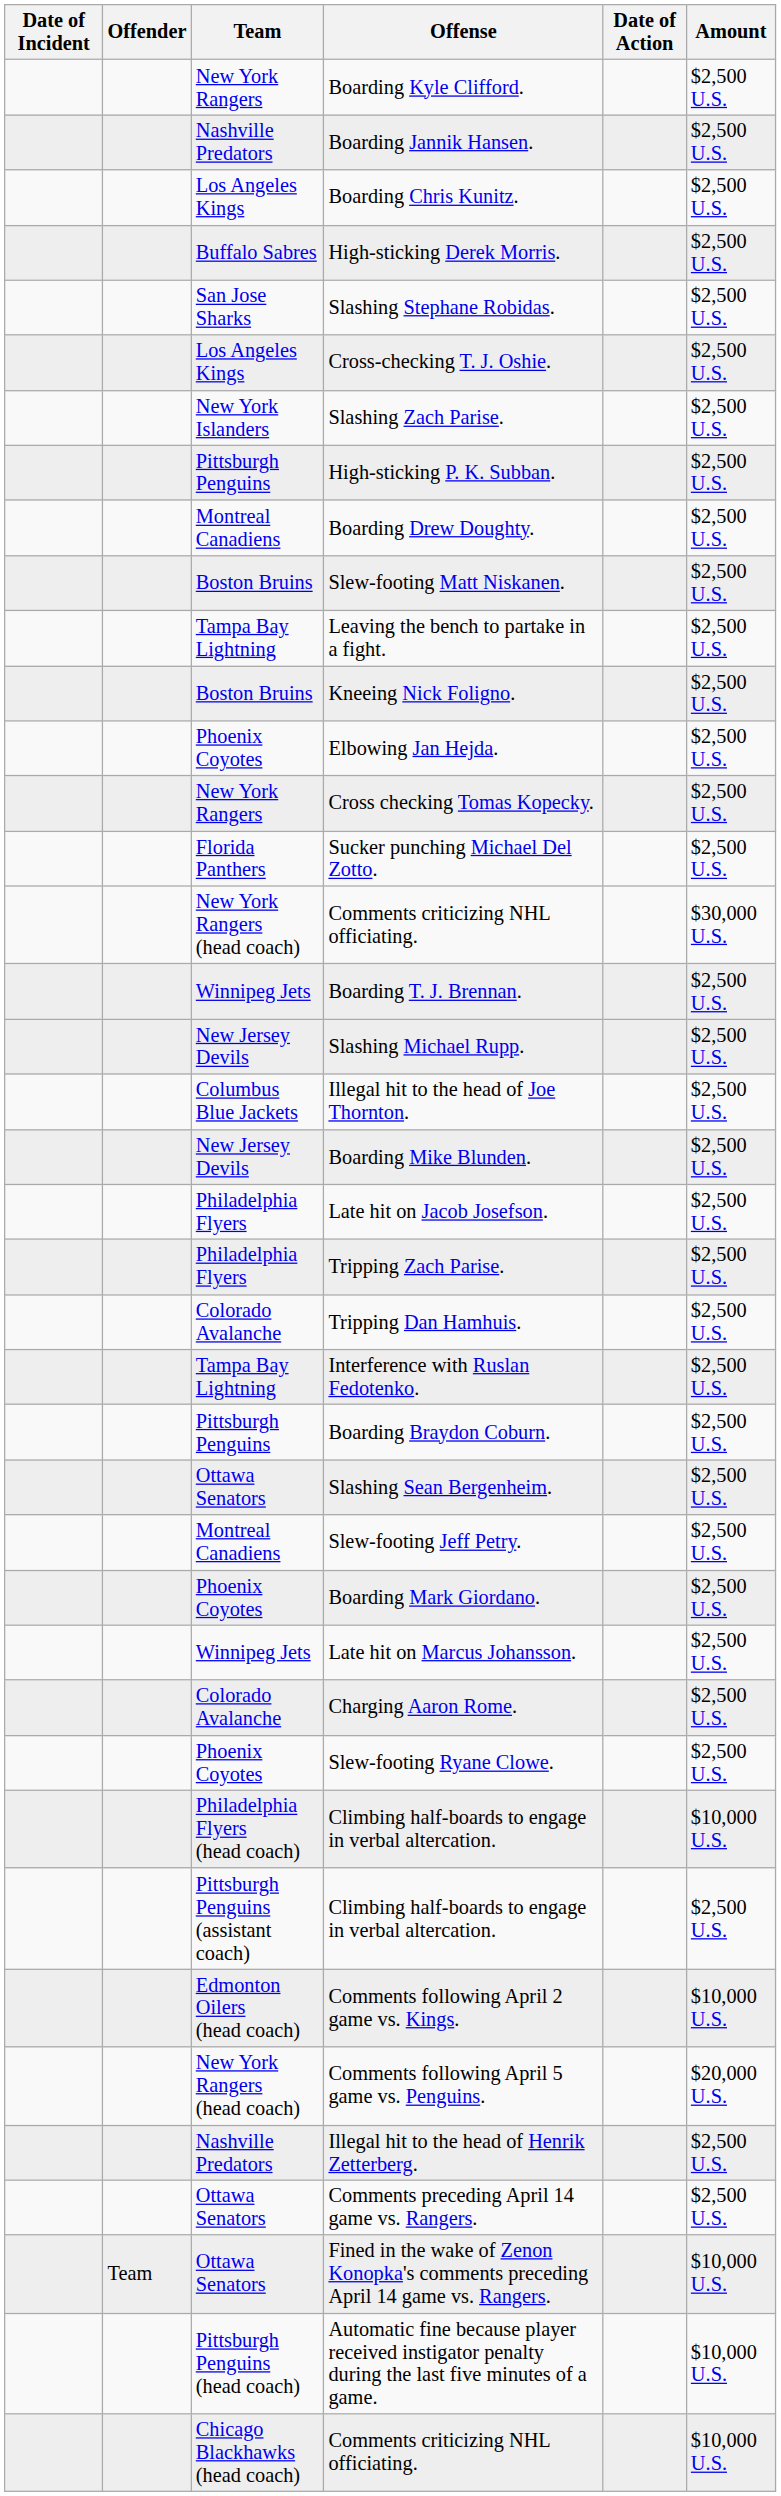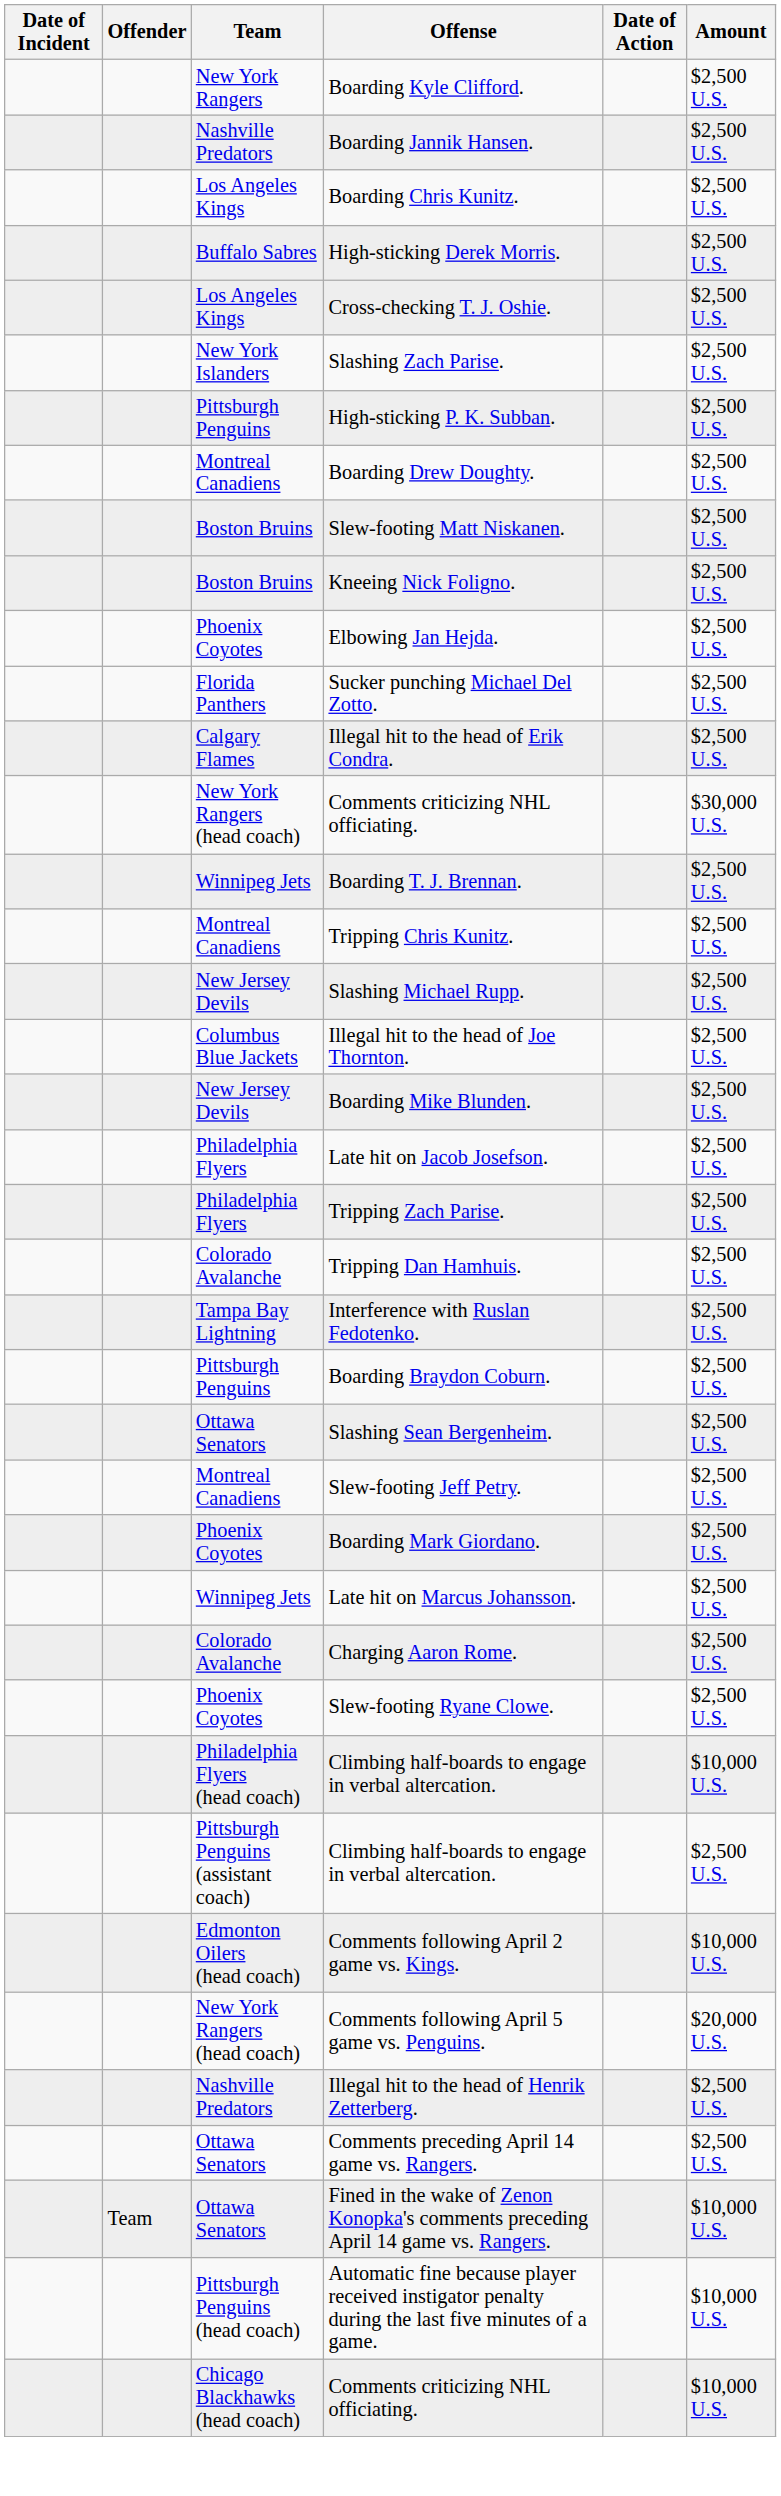- row: (231, 307)
- row: (242, 637)
- row: (237, 803)
+ row: (228, 748)
+ row: (238, 936)
